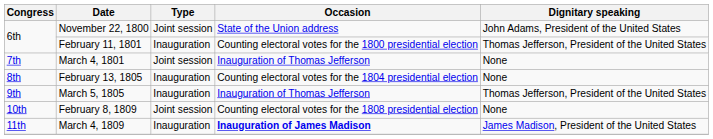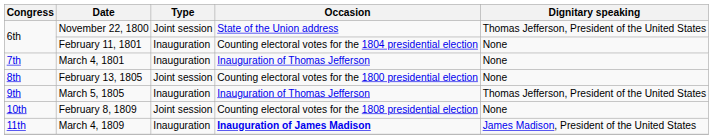(582, 28) John Adams, President of the United States -> (594, 28) Thomas Jefferson, President of the United States
(348, 45) Counting electoral votes for the 1800 presidential election -> (348, 45) Counting electoral votes for the 1804 presidential election
(594, 45) Thomas Jefferson, President of the United States -> (495, 45) None
(183, 61) Joint session -> (182, 61) Inauguration
(182, 77) Inauguration -> (183, 77) Joint session
(348, 77) Counting electoral votes for the 1804 presidential election -> (348, 77) Counting electoral votes for the 1800 presidential election
